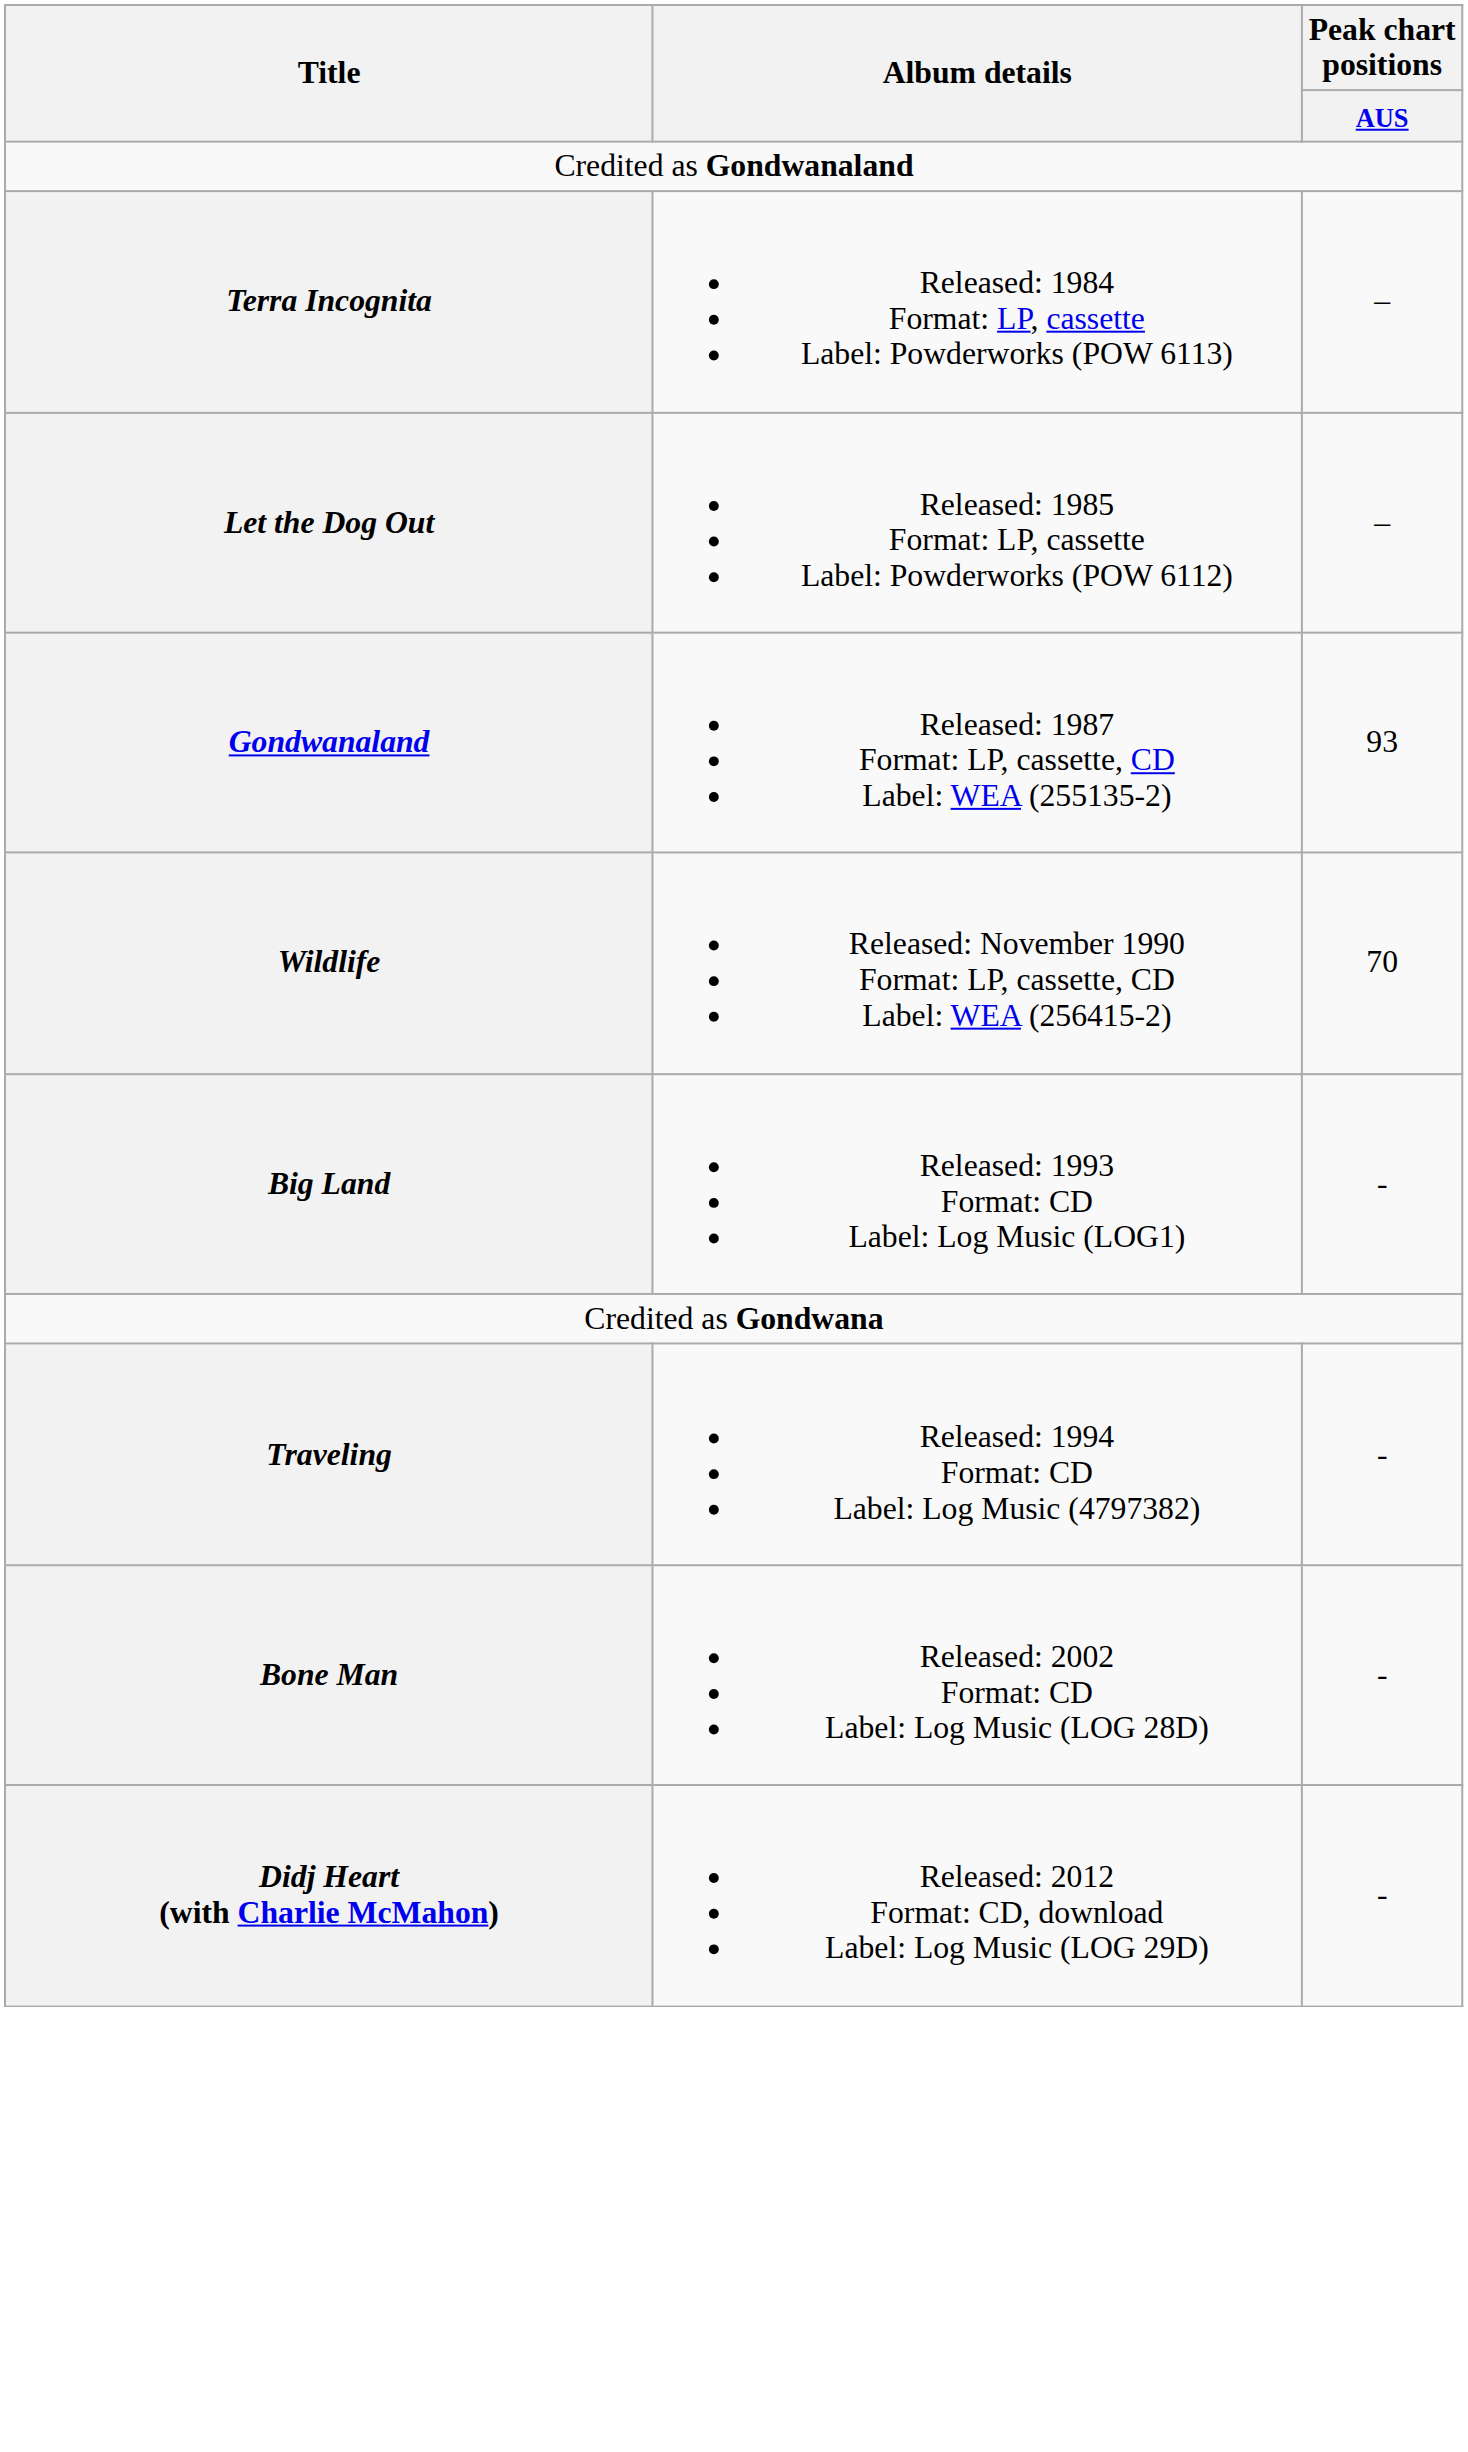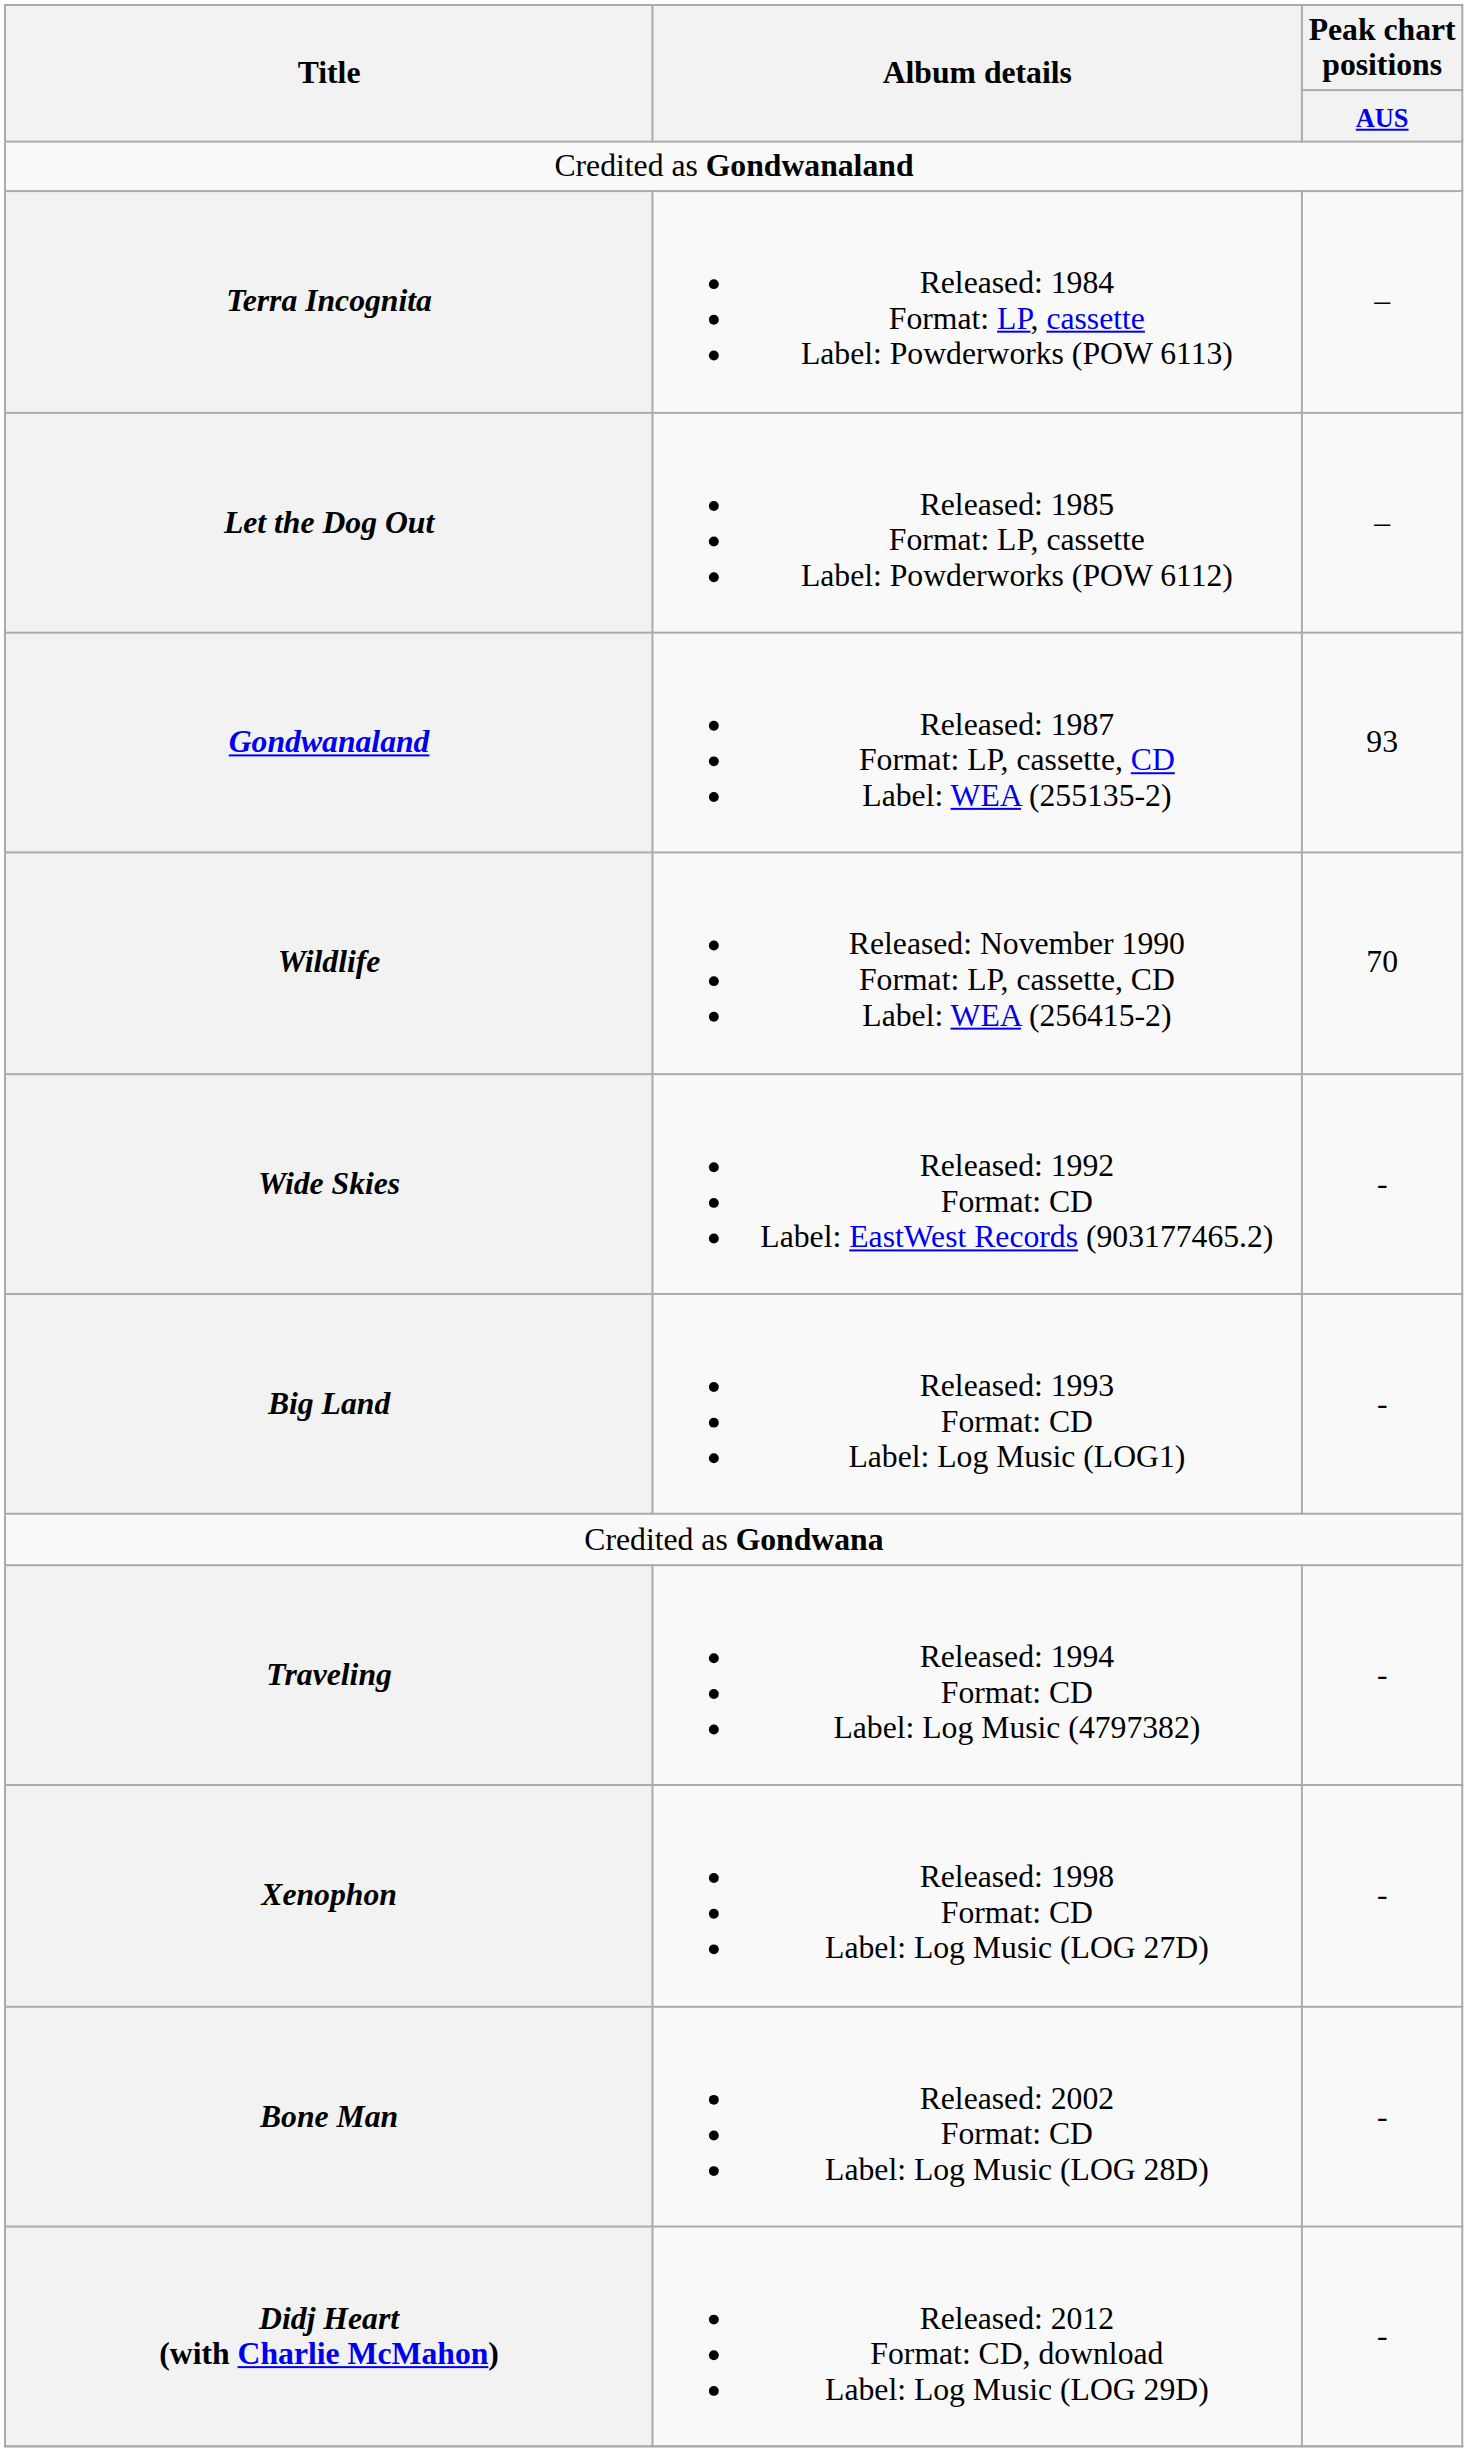+ row: (329, 1183)
+ row: (329, 1895)
